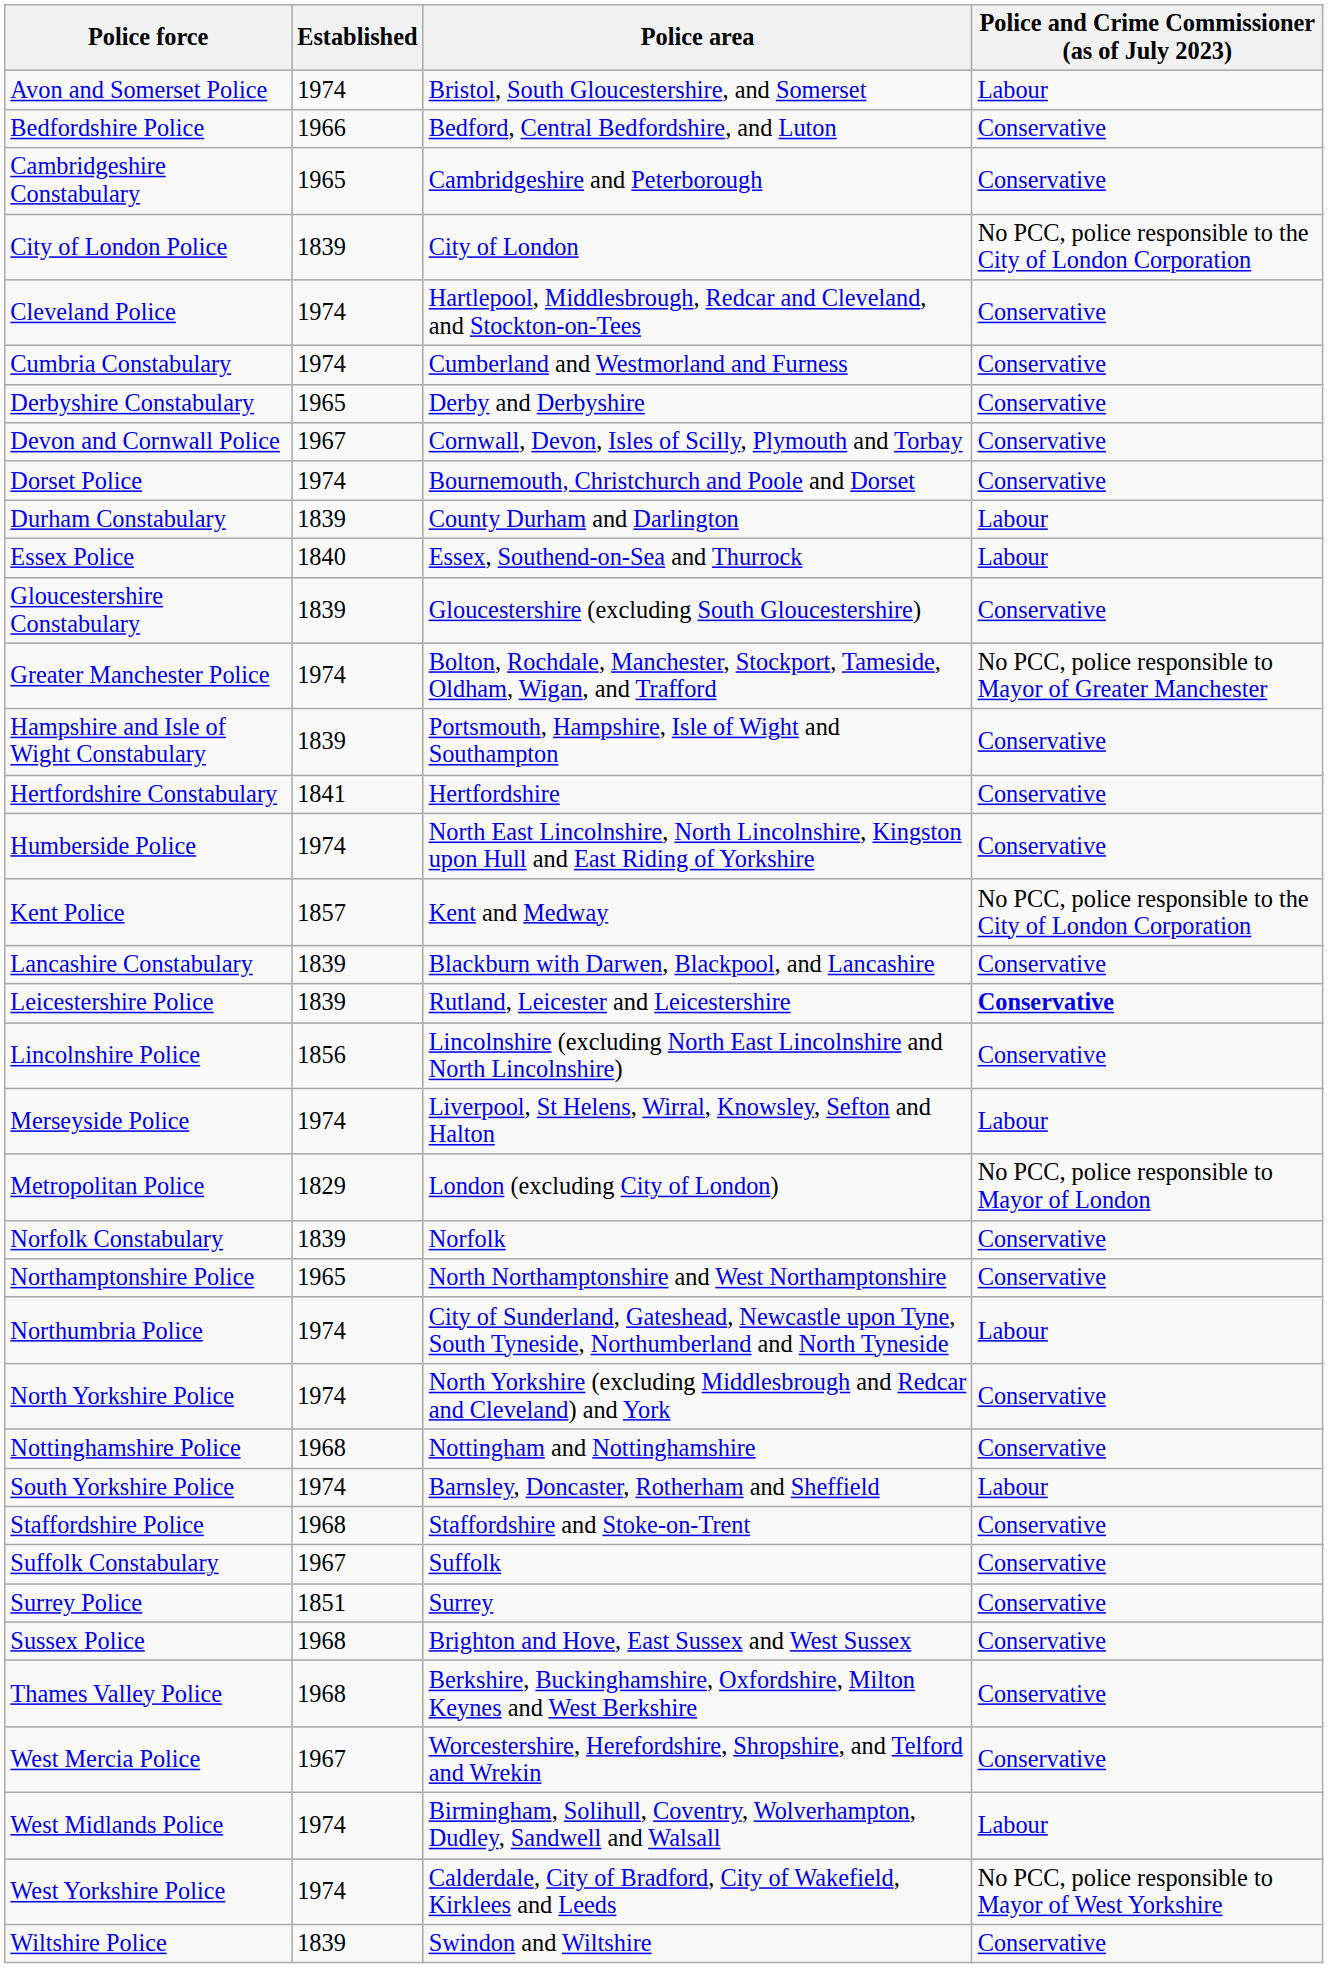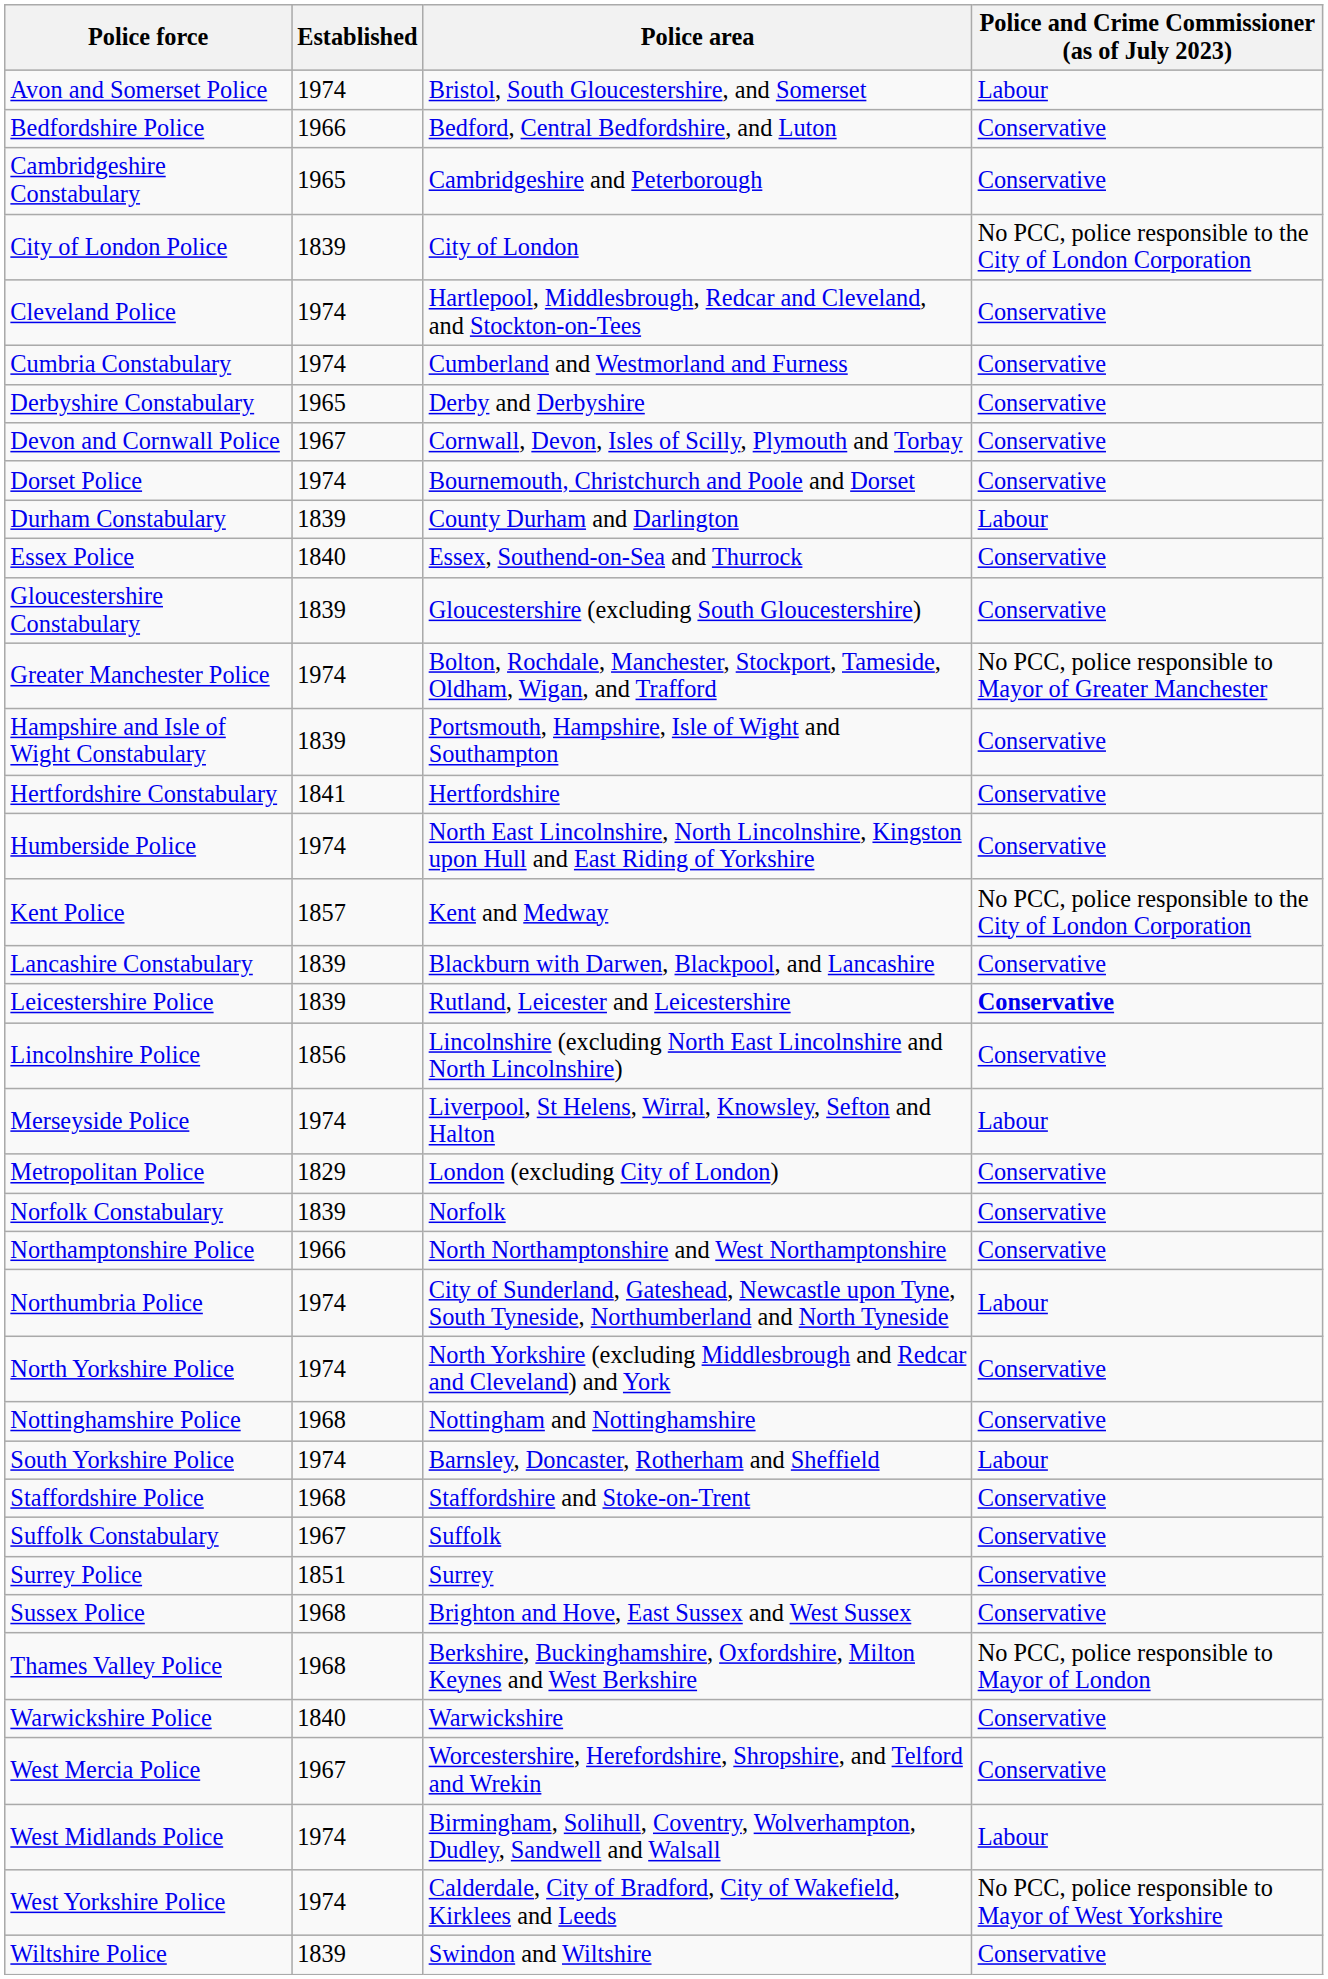(1013, 557) Labour -> (1042, 557) Conservative
(1125, 1186) No PCC, police responsible to Mayor of London -> (1042, 1173) Conservative
(321, 1277) 1965 -> (321, 1250) 1966
(1042, 1693) Conservative -> (1125, 1665) No PCC, police responsible to Mayor of London
+ row: (111, 1718)
